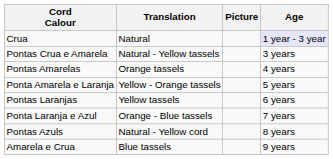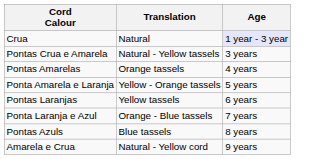- column: (242, 17)
(163, 131) Natural - Yellow cord -> (145, 131) Blue tassels
(145, 147) Blue tassels -> (163, 147) Natural - Yellow cord
